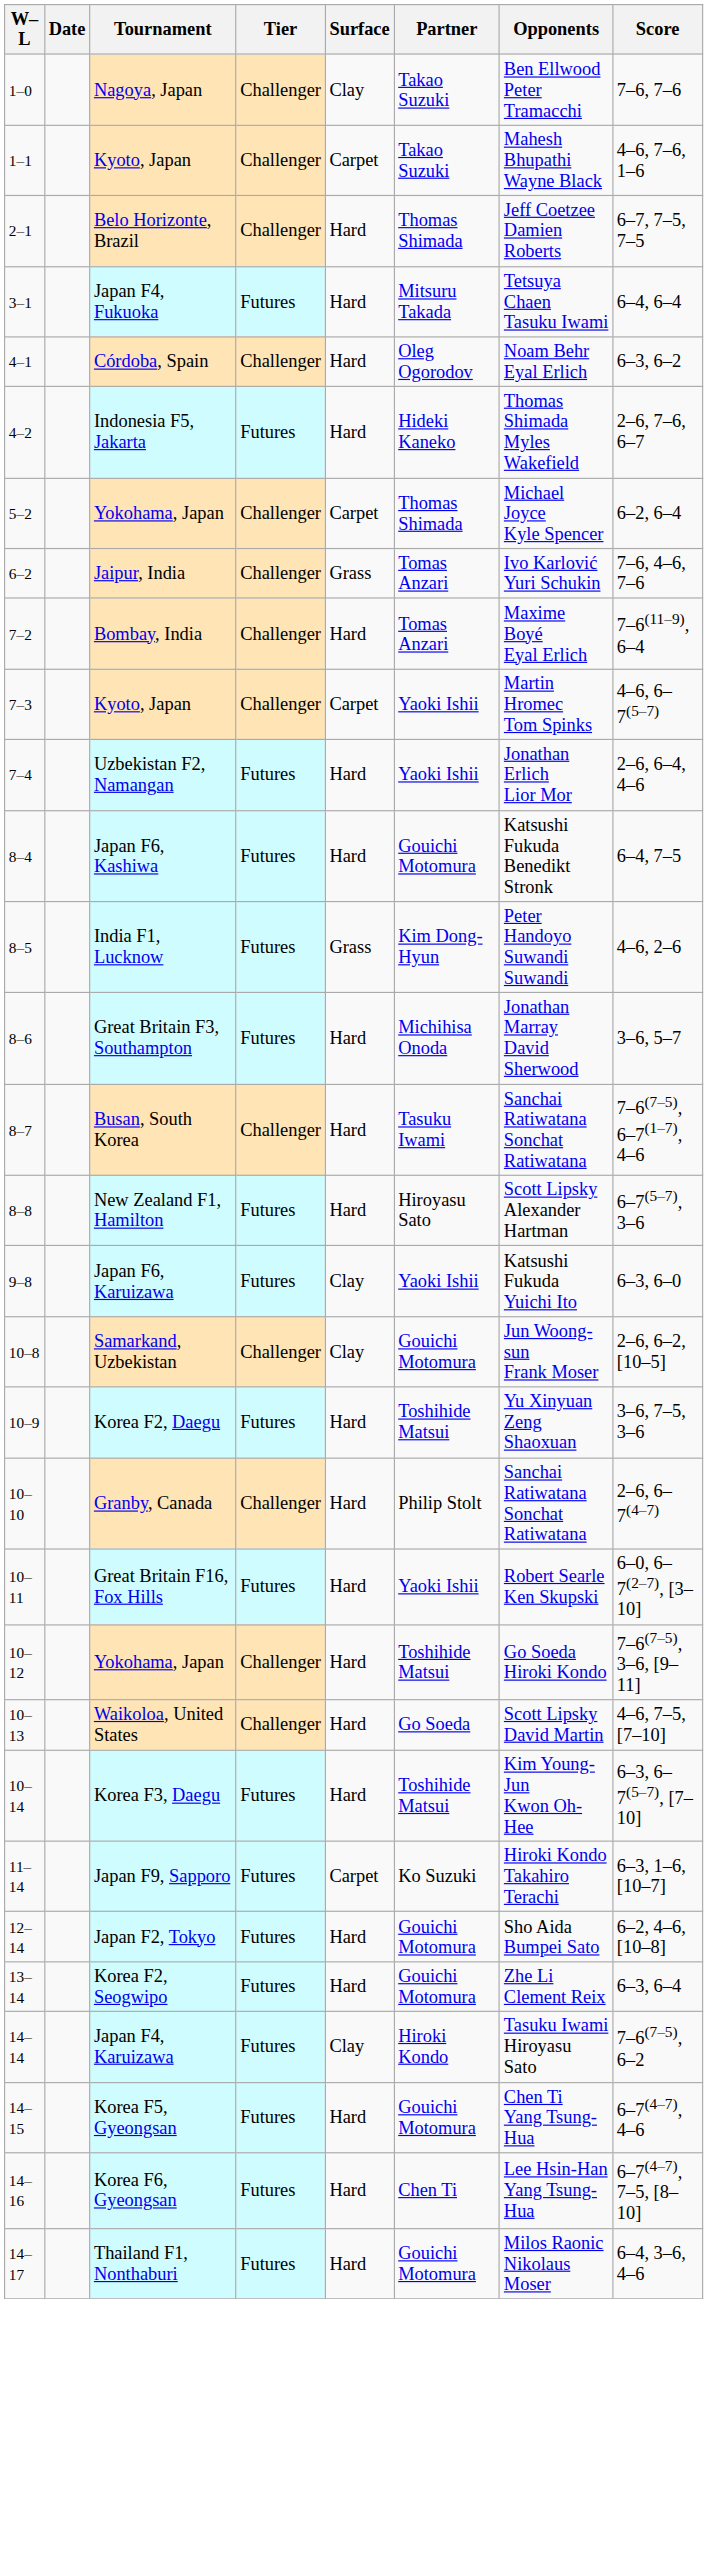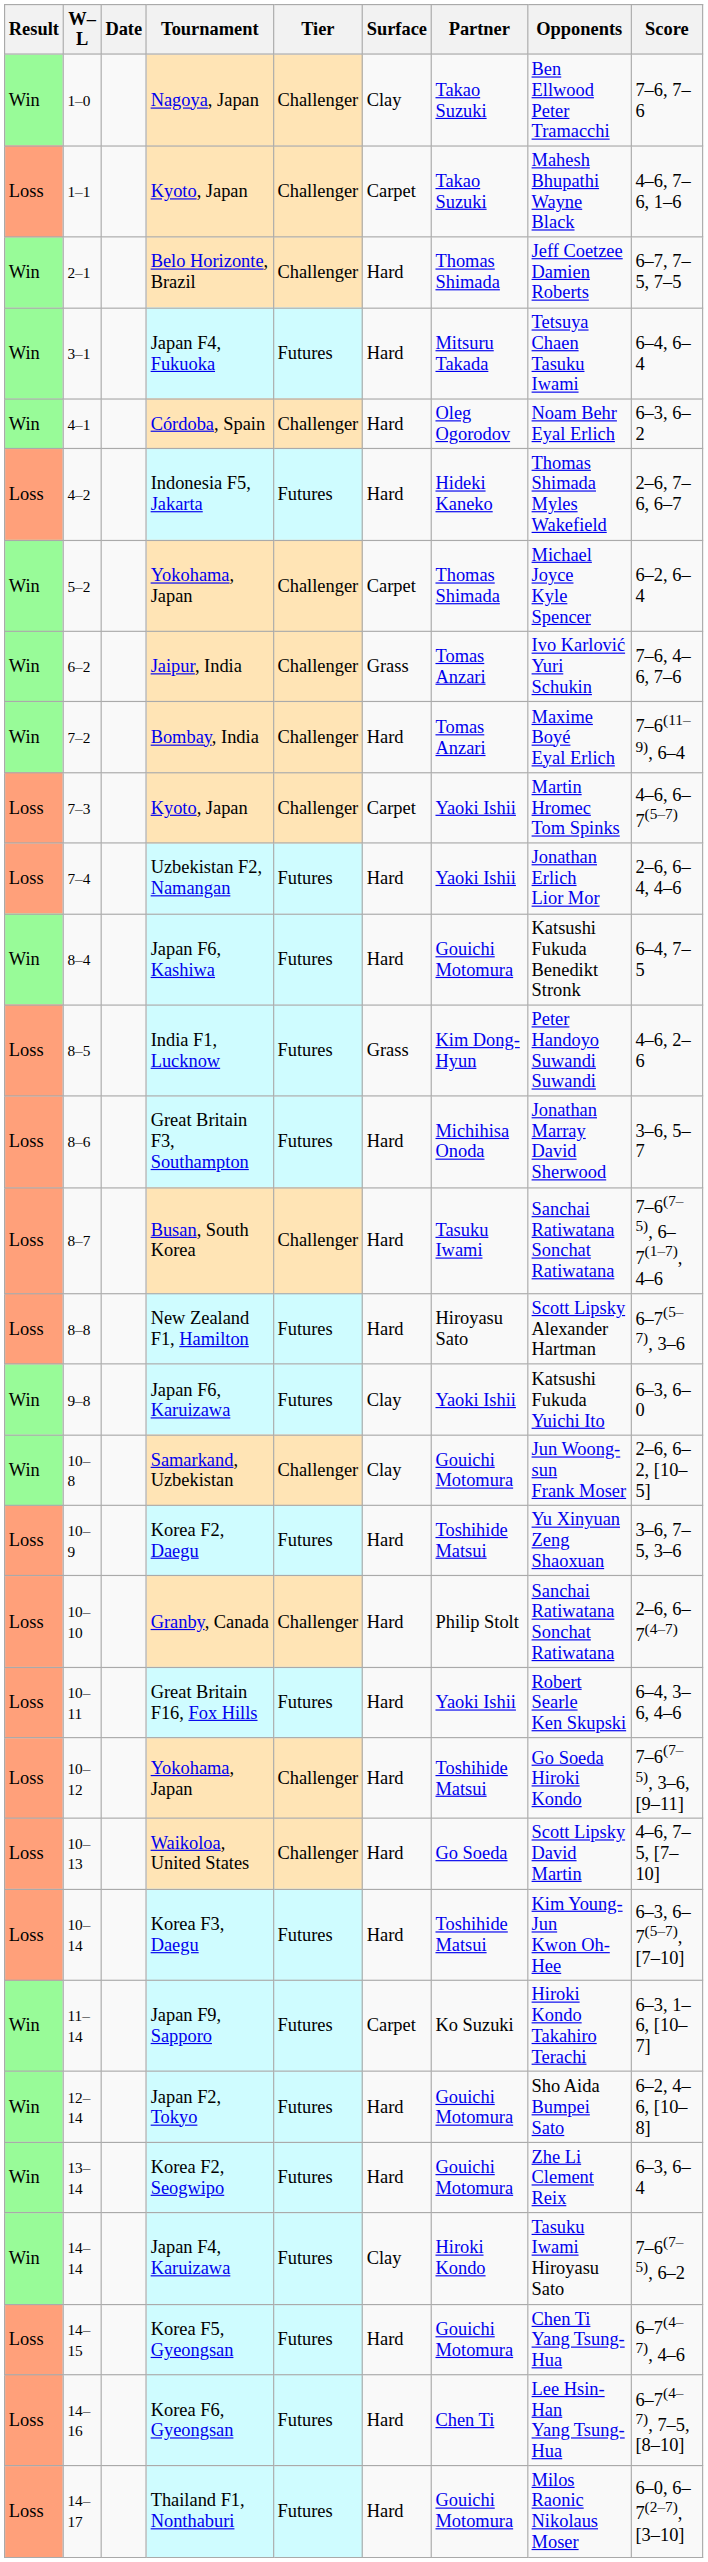+ column: (34, 29)
(655, 1586) 6–0, 6–7(2–7), [3–10] -> (663, 1702) 6–4, 3–6, 4–6
(651, 2263) 6–4, 3–6, 4–6 -> (663, 2511) 6–0, 6–7(2–7), [3–10]
